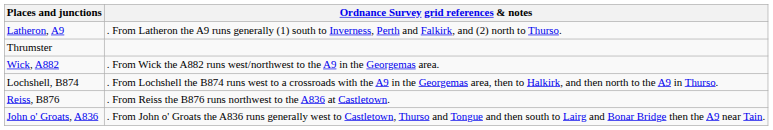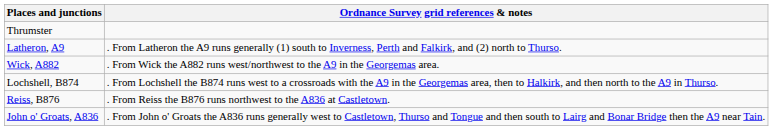rows swapped: (36, 30) <-> (30, 47)
